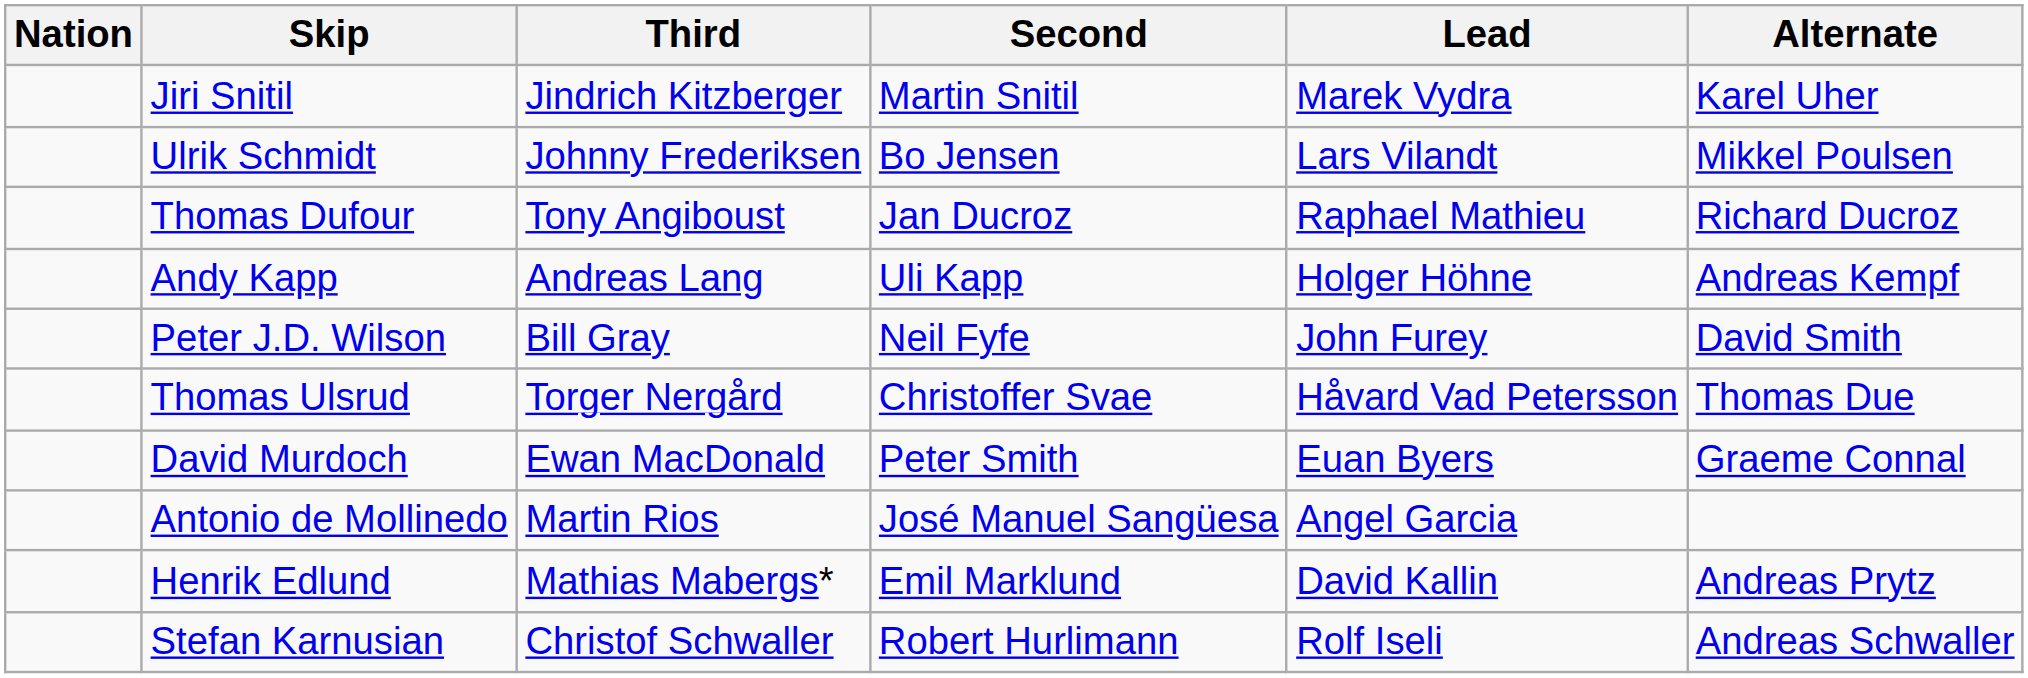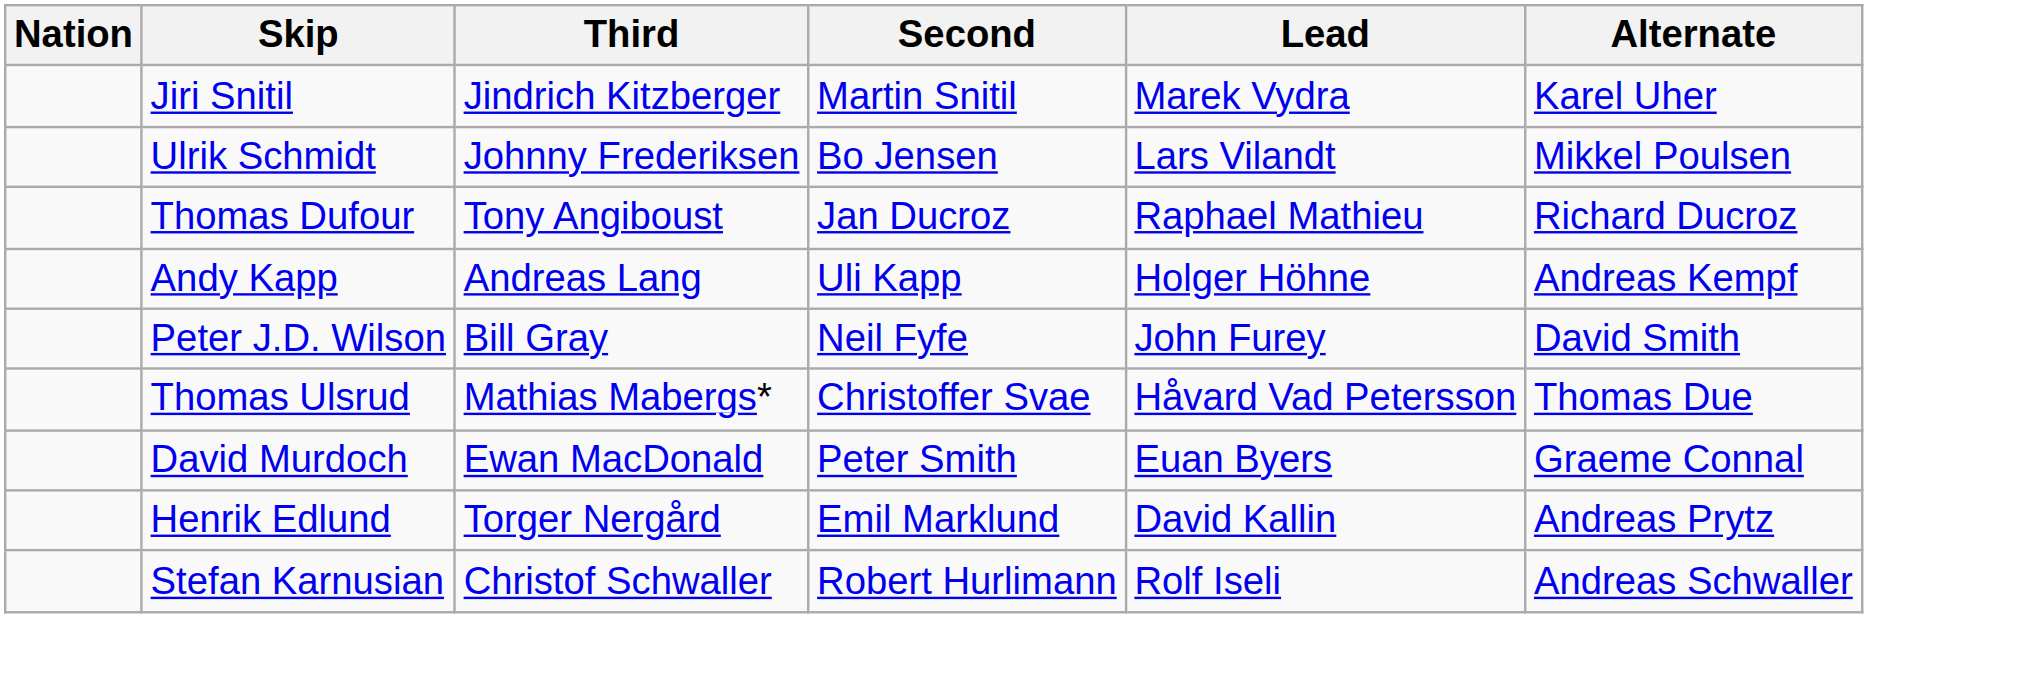(654, 398) Torger Nergård -> (618, 398) Mathias Mabergs*
- row: (329, 519)
(679, 580) Mathias Mabergs* -> (592, 519) Torger Nergård
